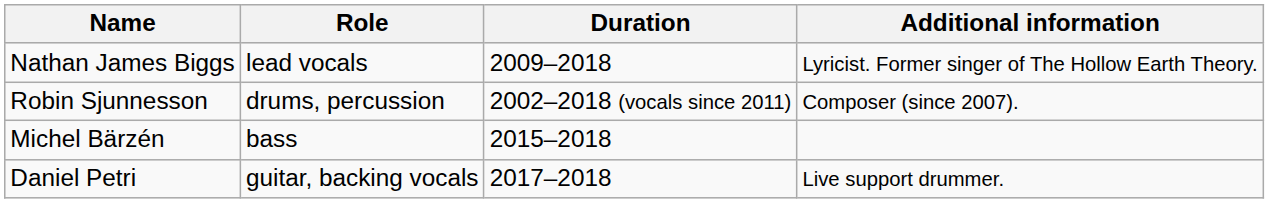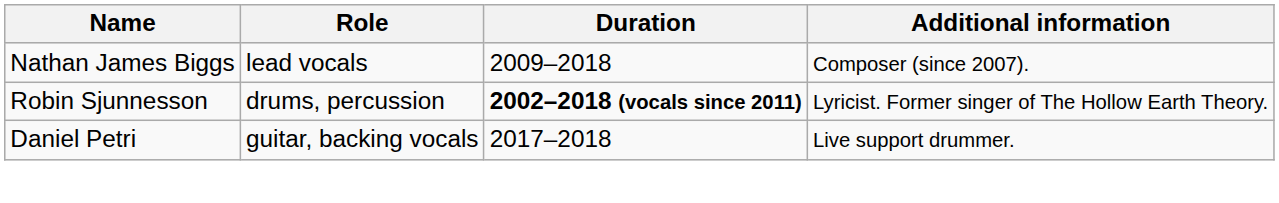(1030, 63) Lyricist. Former singer of The Hollow Earth Theory. -> (921, 63) Composer (since 2007).
(640, 100) normal -> (646, 100) bold
(911, 102) Composer (since 2007). -> (1041, 102) Lyricist. Former singer of The Hollow Earth Theory.
- row: (87, 139)
